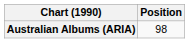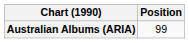(161, 29) 98 -> (161, 29) 99
